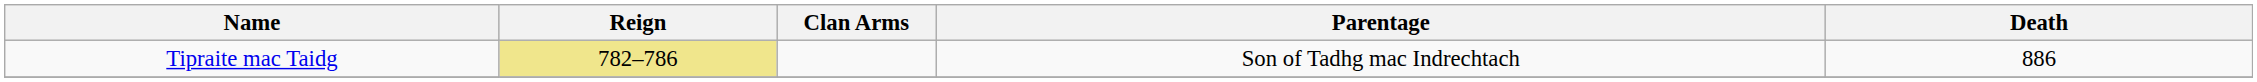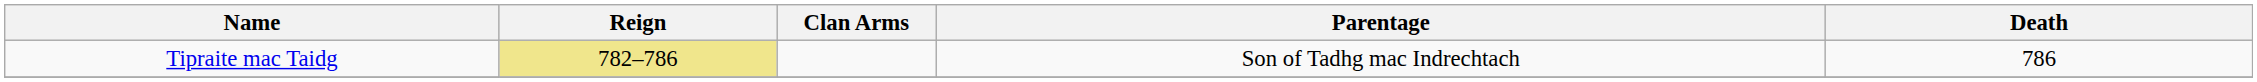(2039, 58) 886 -> (2039, 58) 786
